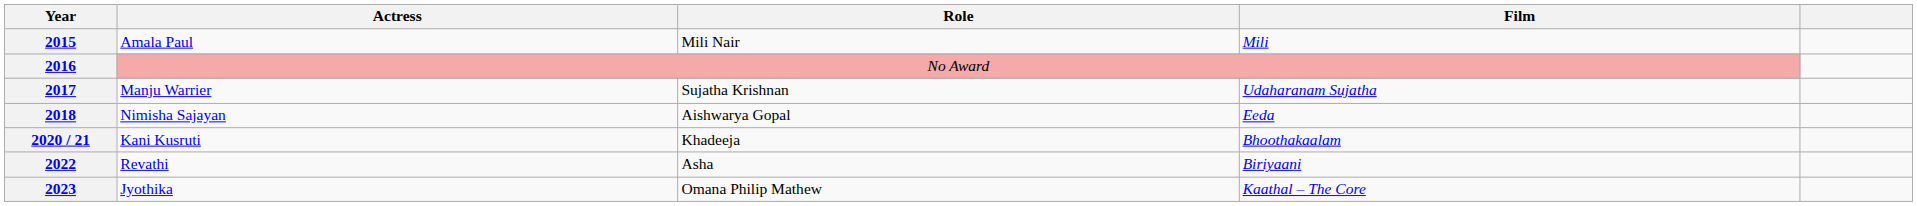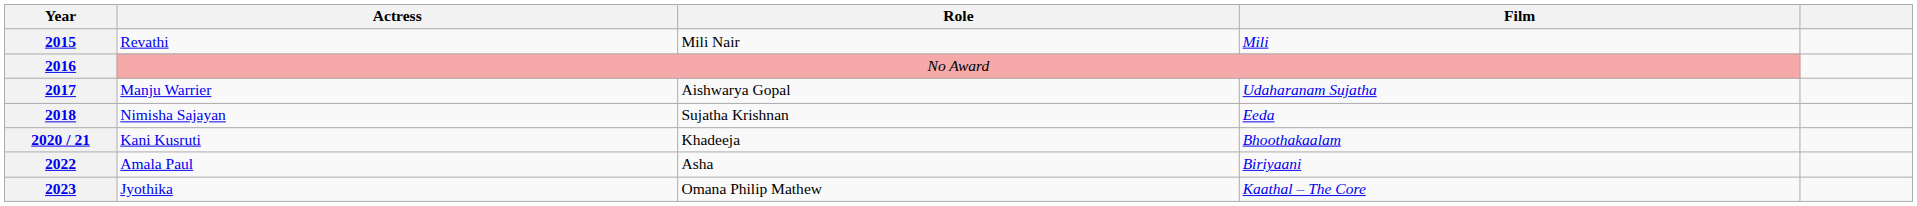(157, 41) Amala Paul -> (144, 41) Revathi
(735, 90) Sujatha Krishnan -> (736, 90) Aishwarya Gopal
(736, 115) Aishwarya Gopal -> (735, 115) Sujatha Krishnan
(144, 164) Revathi -> (157, 164) Amala Paul
